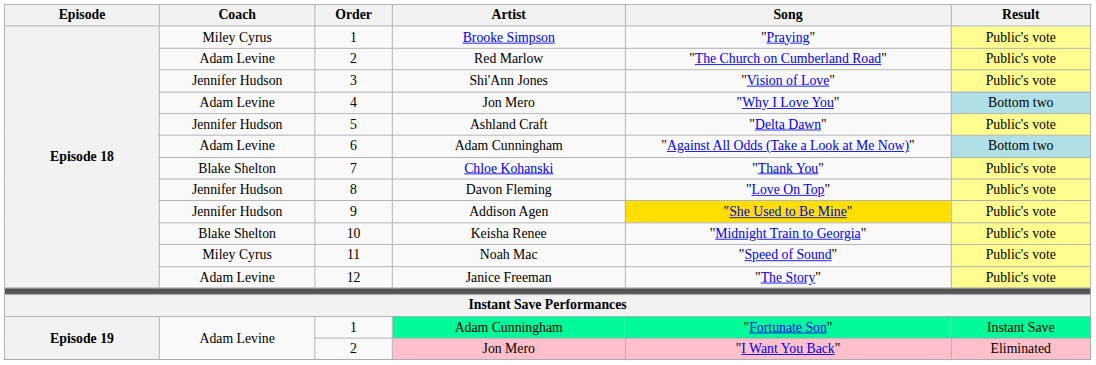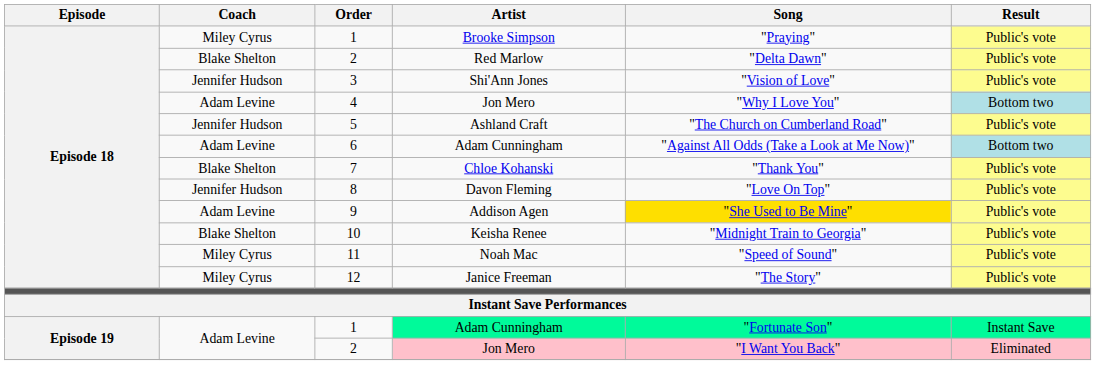(237, 59) Adam Levine -> (237, 59) Blake Shelton
(788, 59) "The Church on Cumberland Road" -> (788, 59) "Delta Dawn"
(788, 124) "Delta Dawn" -> (788, 124) "The Church on Cumberland Road"
(237, 211) Jennifer Hudson -> (237, 211) Adam Levine
(237, 277) Adam Levine -> (237, 277) Miley Cyrus
